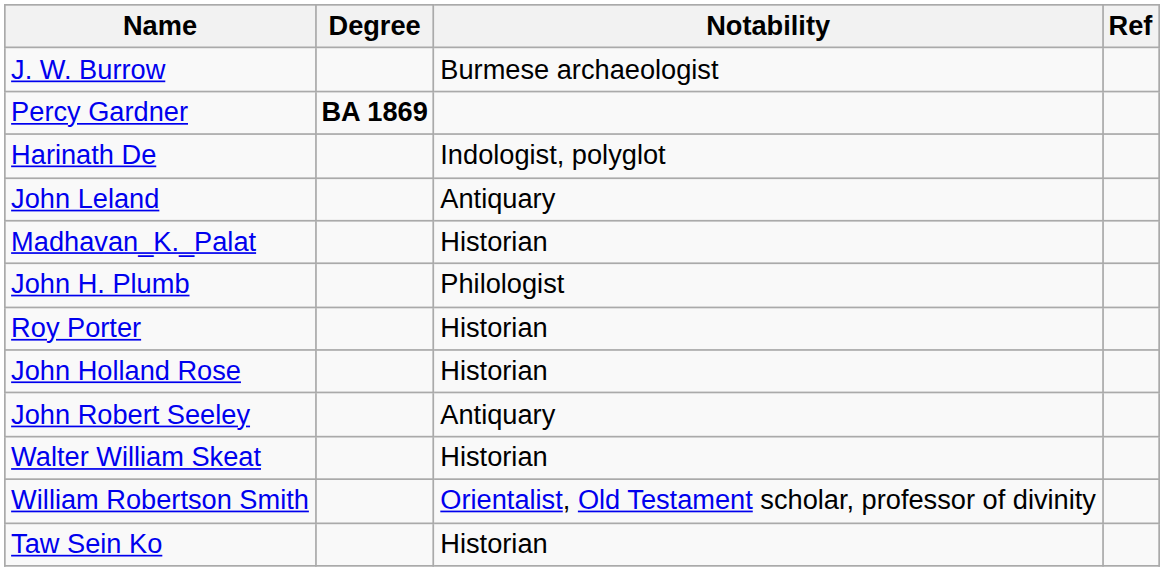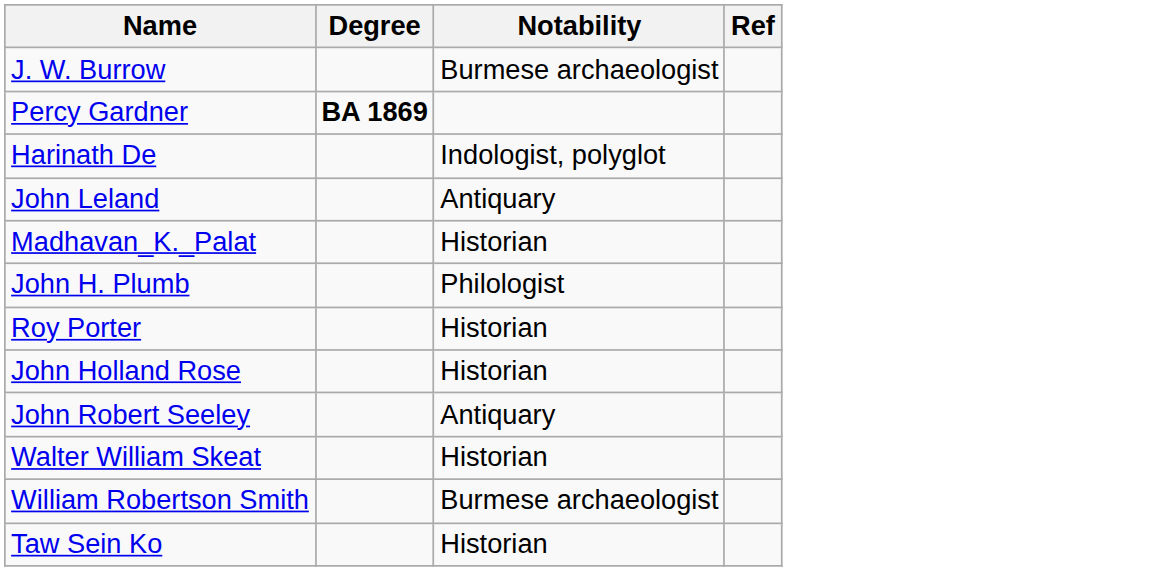(768, 500) Orientalist, Old Testament scholar, professor of divinity -> (579, 500) Burmese archaeologist
